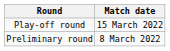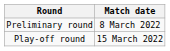rows swapped: (50, 39) <-> (50, 25)
